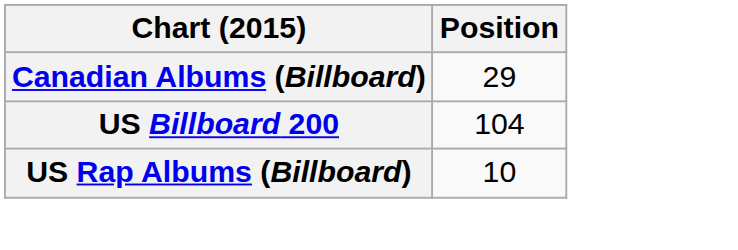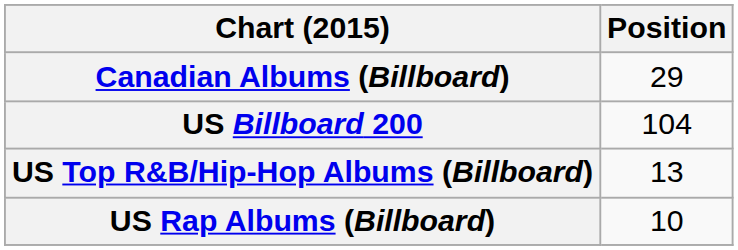+ row: (303, 172)
